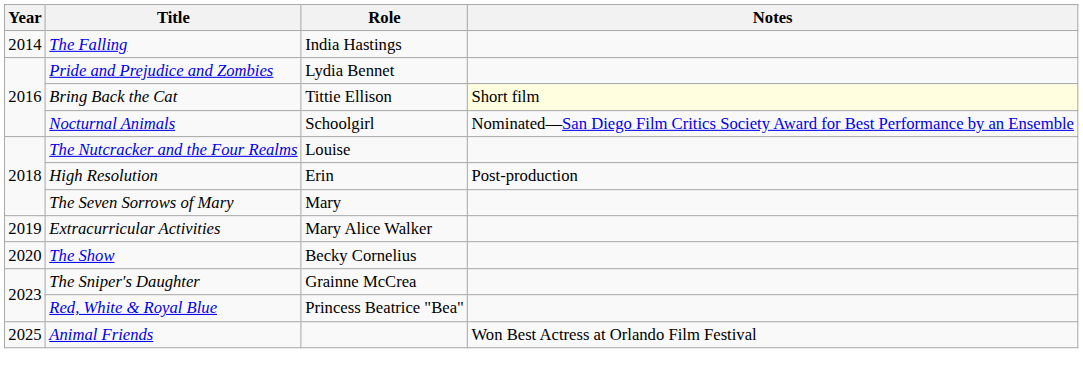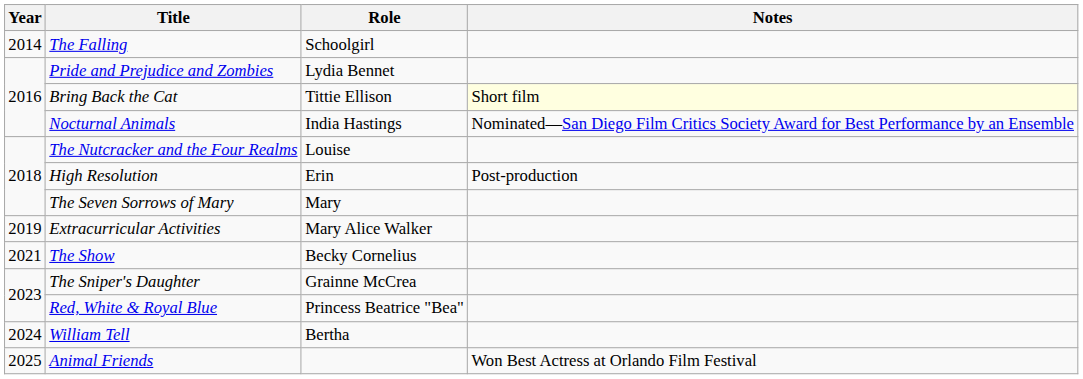(353, 44) India Hastings -> (340, 44) Schoolgirl
(340, 123) Schoolgirl -> (353, 123) India Hastings
(25, 255) 2020 -> (25, 255) 2021
+ row: (89, 334)
